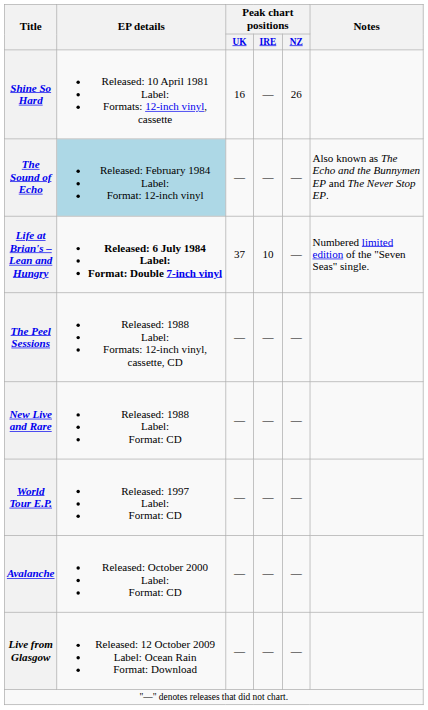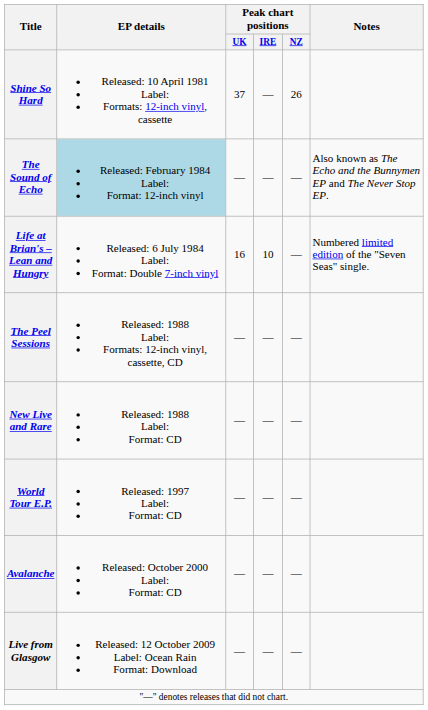(239, 94) 16 -> (239, 94) 37
(141, 261) bold -> (141, 261) normal
(239, 254) 37 -> (239, 254) 16
